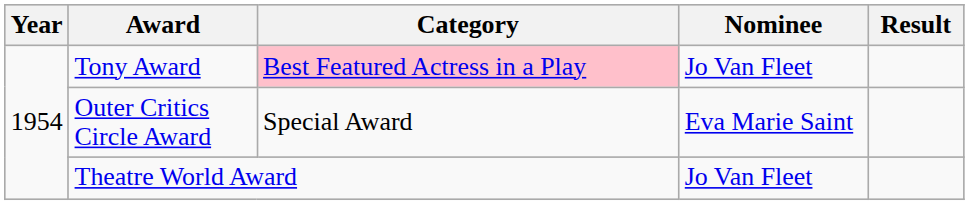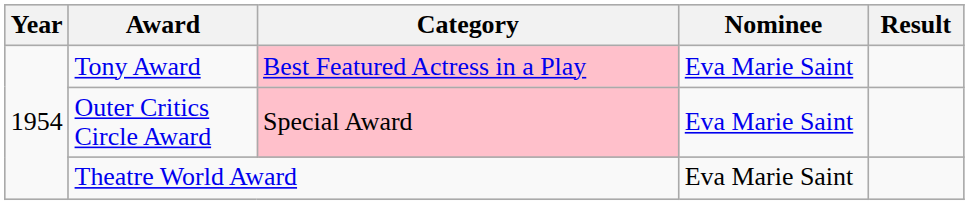(749, 66) Jo Van Fleet -> (769, 66) Eva Marie Saint
(338, 121) no background -> (338, 121) pink background
(749, 177) Jo Van Fleet -> (769, 177) Eva Marie Saint
